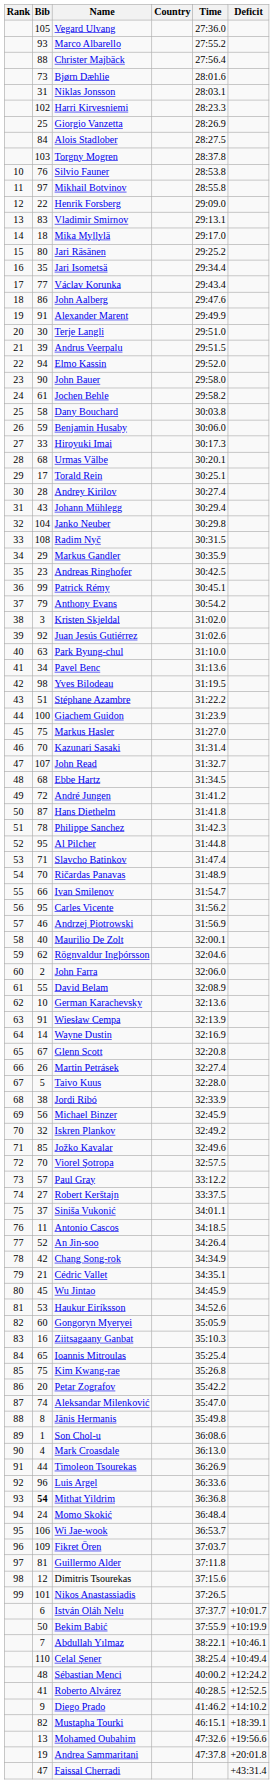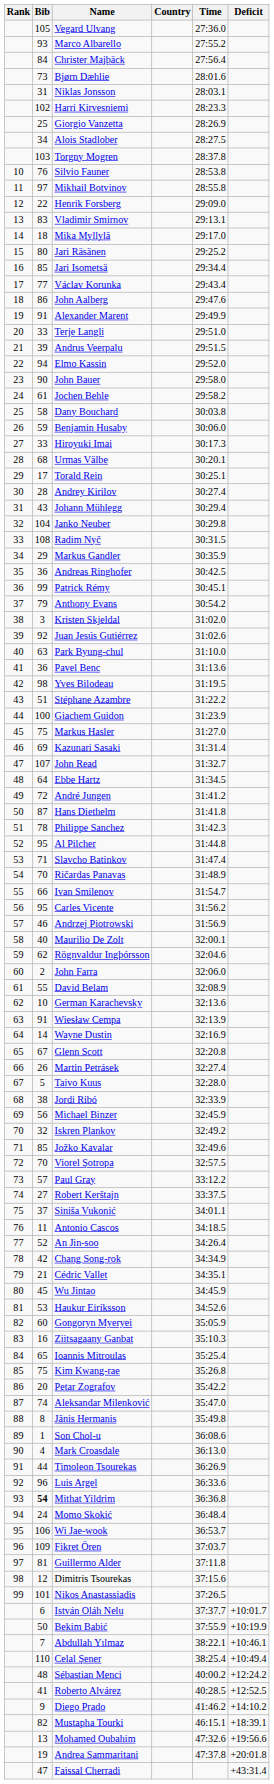(42, 60) 88 -> (42, 60) 84
(42, 140) 84 -> (42, 140) 34
(42, 268) 35 -> (42, 268) 85
(42, 332) 30 -> (42, 332) 33
(42, 572) 23 -> (42, 572) 36
(42, 667) 34 -> (42, 667) 36
(42, 747) 70 -> (42, 747) 69
(42, 779) 68 -> (42, 779) 64
